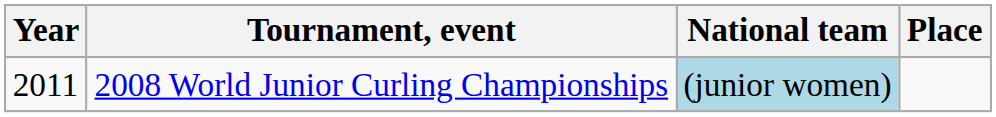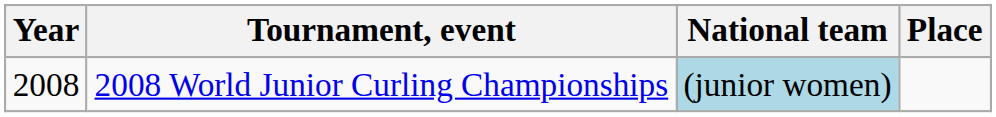(45, 83) 2011 -> (46, 83) 2008
